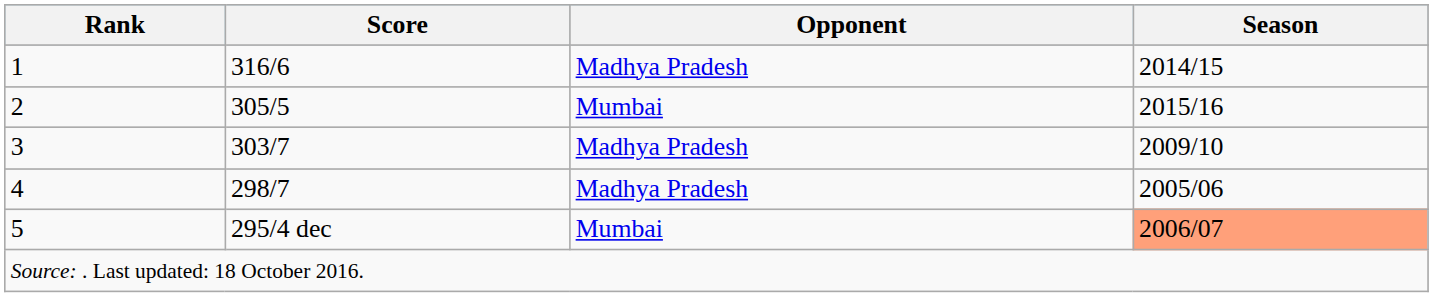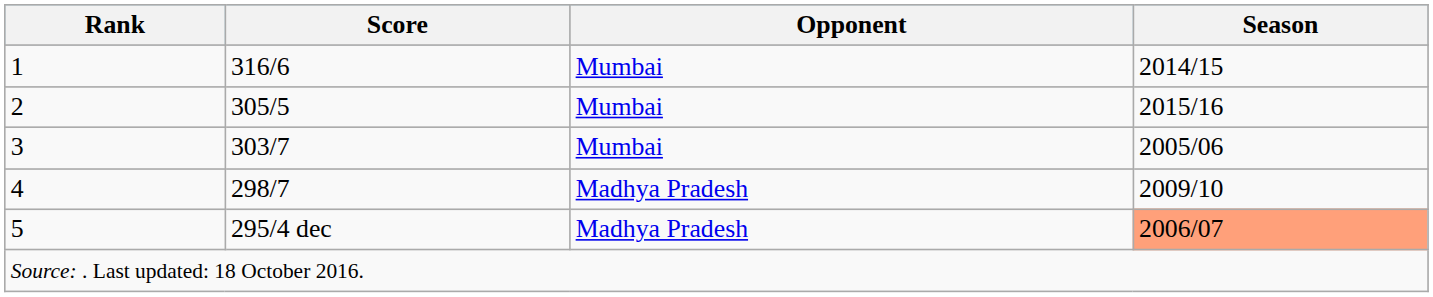(662, 65) Madhya Pradesh -> (619, 65) Mumbai
(662, 147) Madhya Pradesh -> (619, 147) Mumbai
(1181, 147) 2009/10 -> (1181, 147) 2005/06
(1181, 188) 2005/06 -> (1181, 188) 2009/10
(619, 229) Mumbai -> (662, 229) Madhya Pradesh
